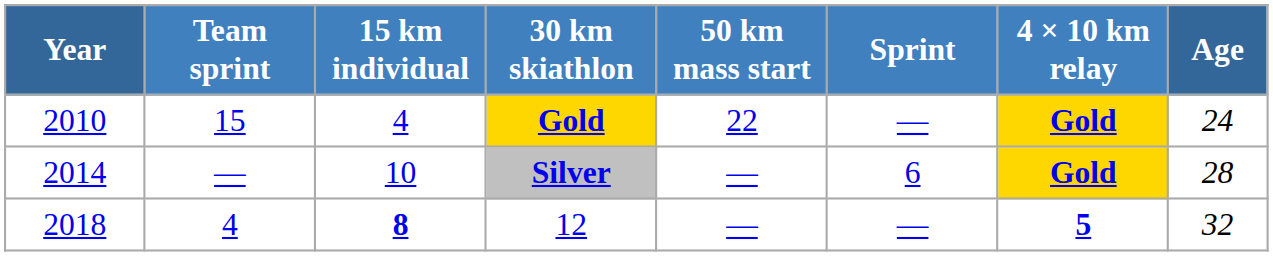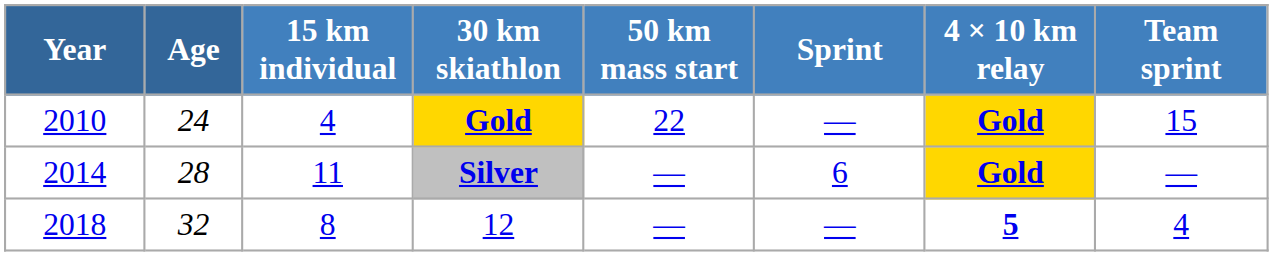columns swapped: (1218, 49) <-> (230, 49)
(401, 172) 10 -> (328, 172) 11
(401, 224) bold -> (328, 224) normal
